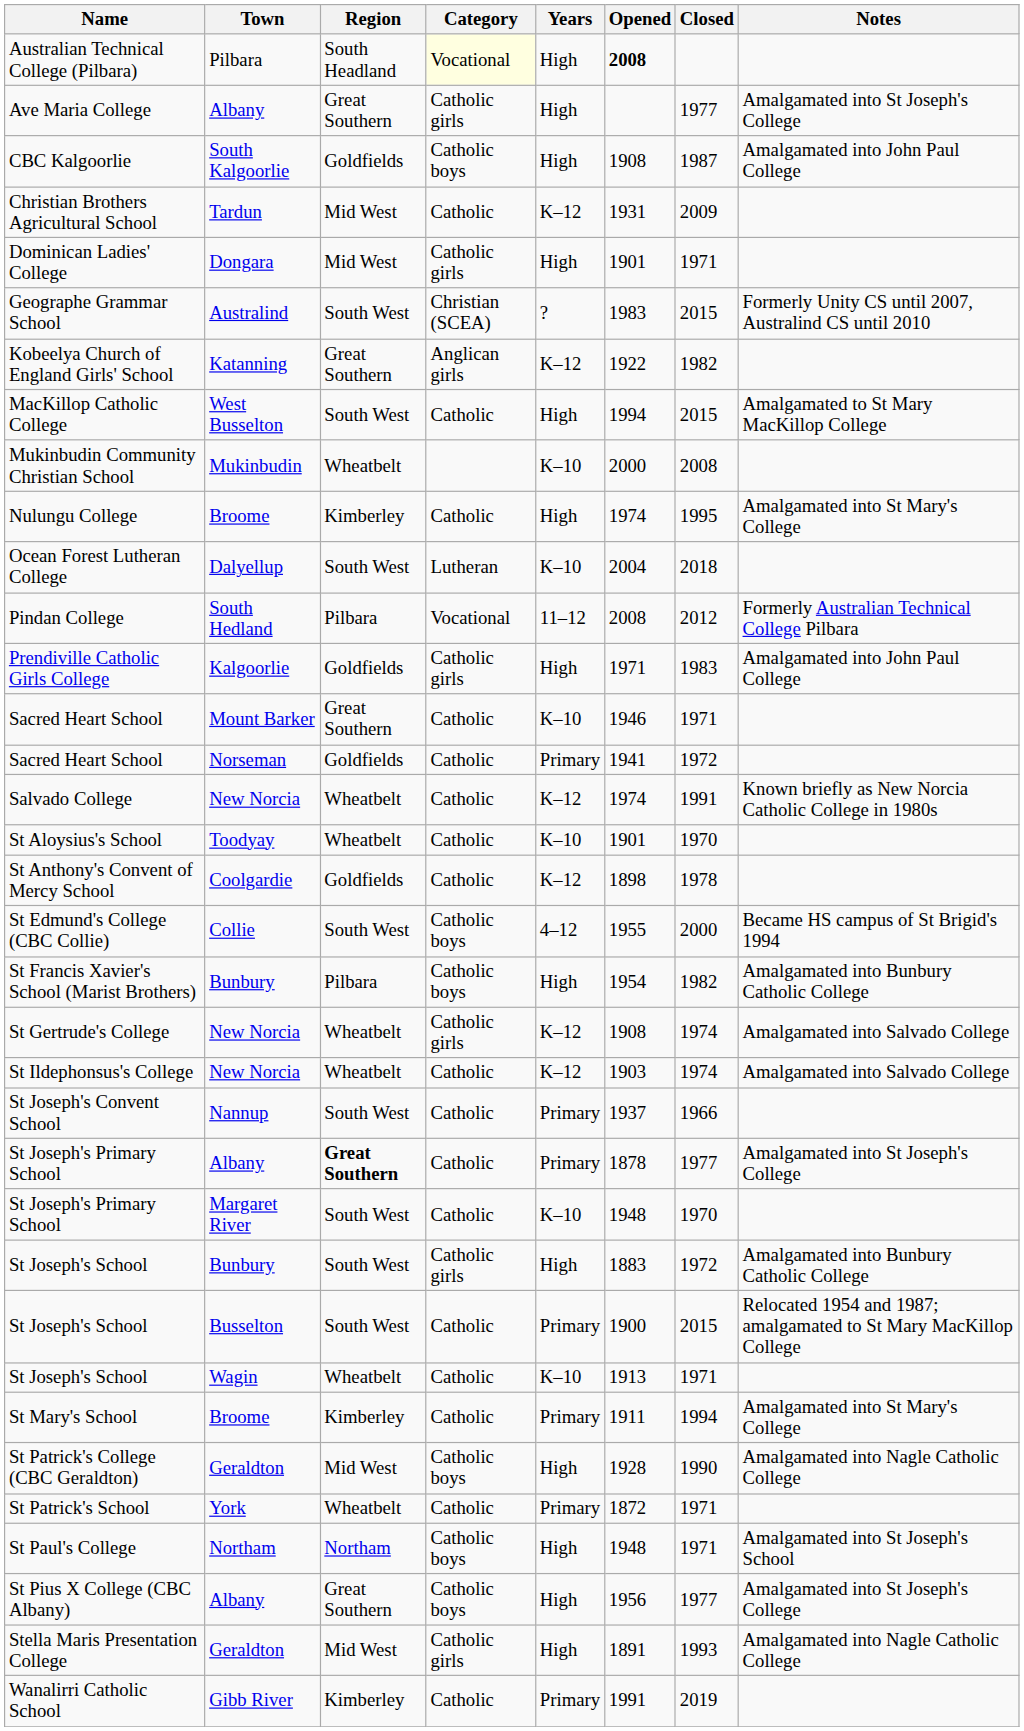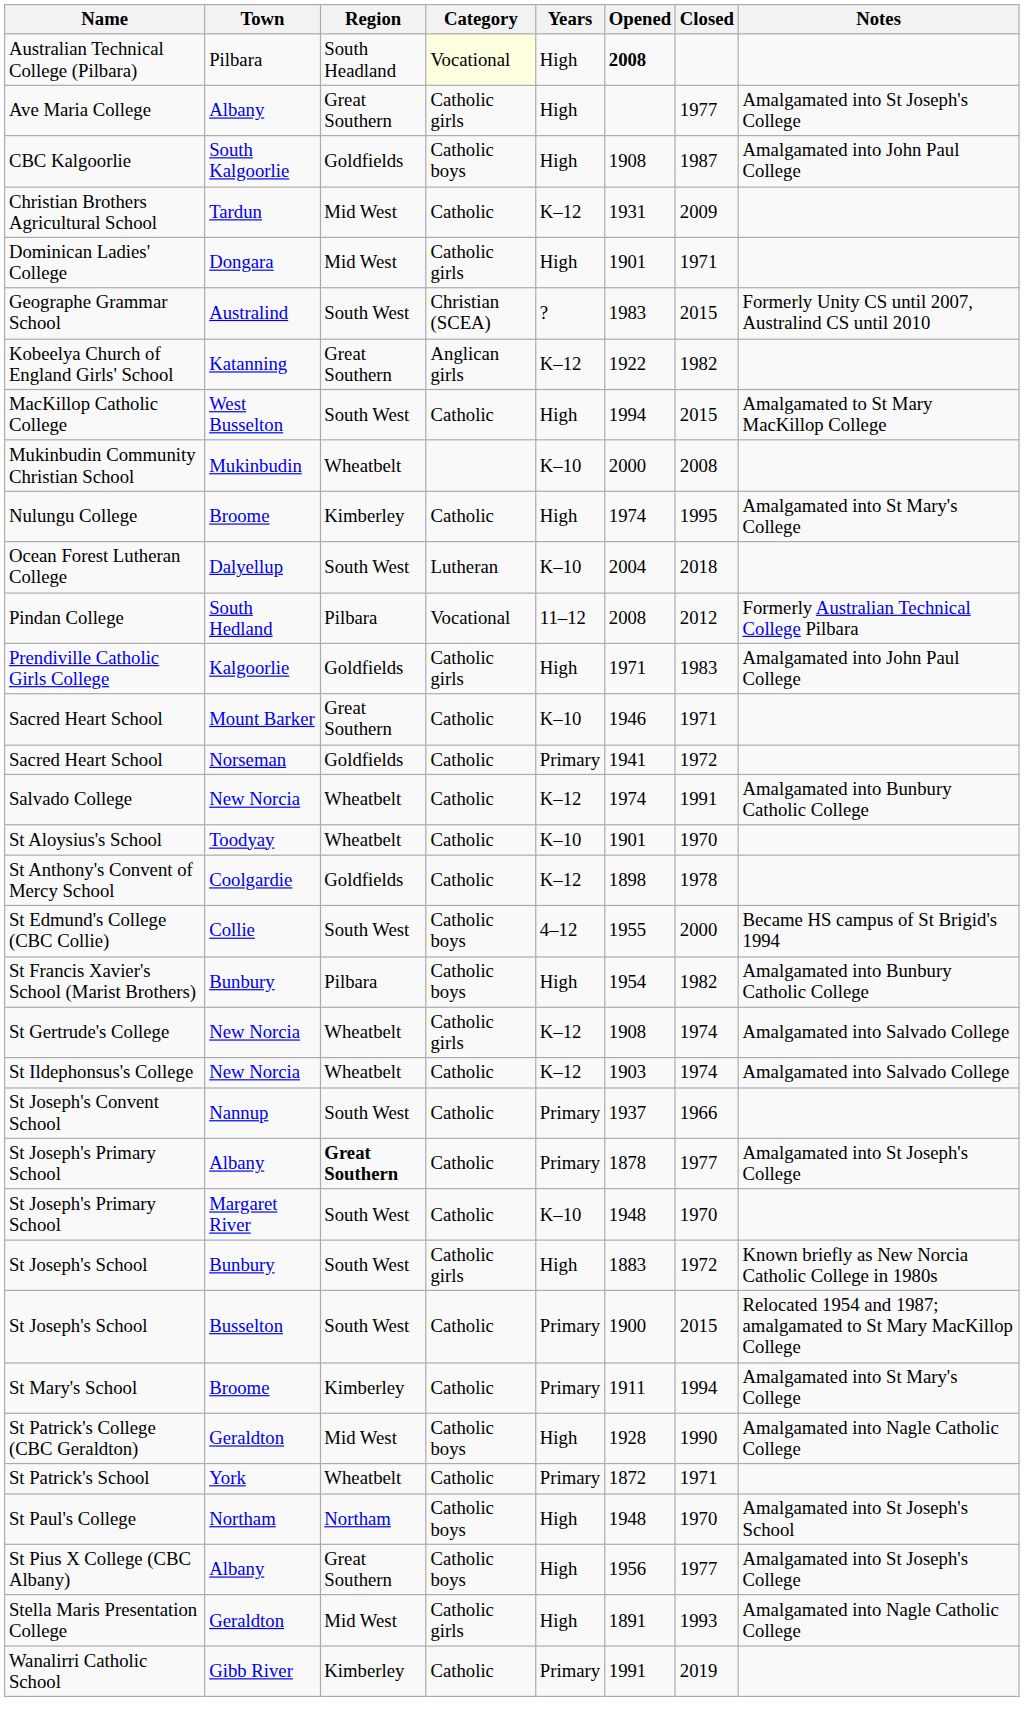(855, 799) Known briefly as New Norcia Catholic College in 1980s -> (847, 799) Amalgamated into Bunbury Catholic College
(847, 1265) Amalgamated into Bunbury Catholic College -> (855, 1265) Known briefly as New Norcia Catholic College in 1980s
- row: (78, 1377)
(699, 1548) 1971 -> (699, 1518) 1970
